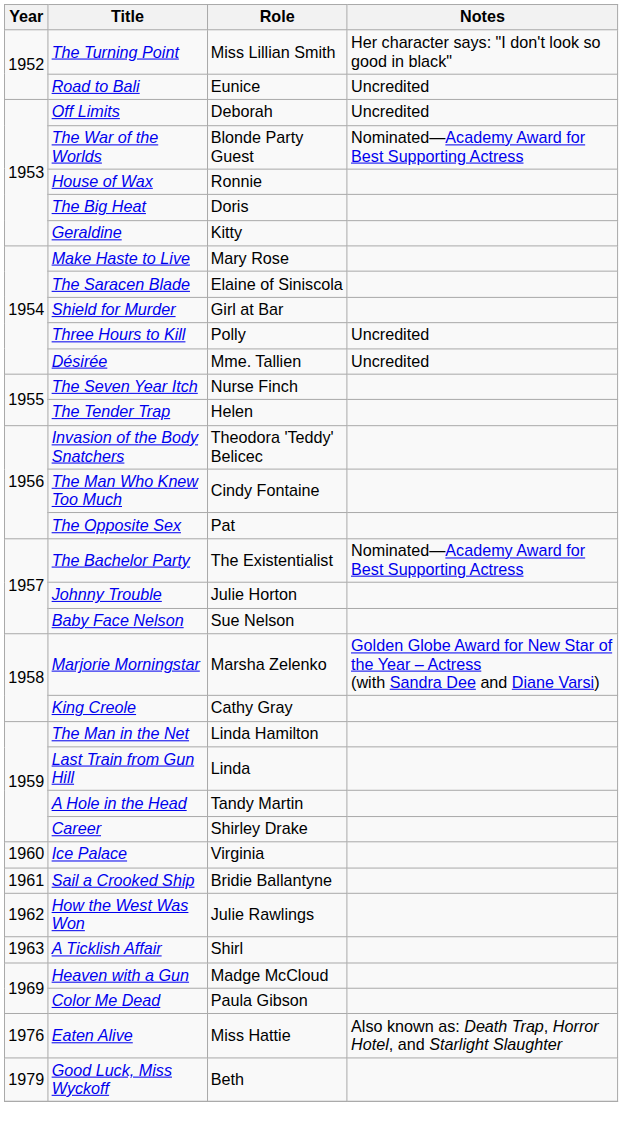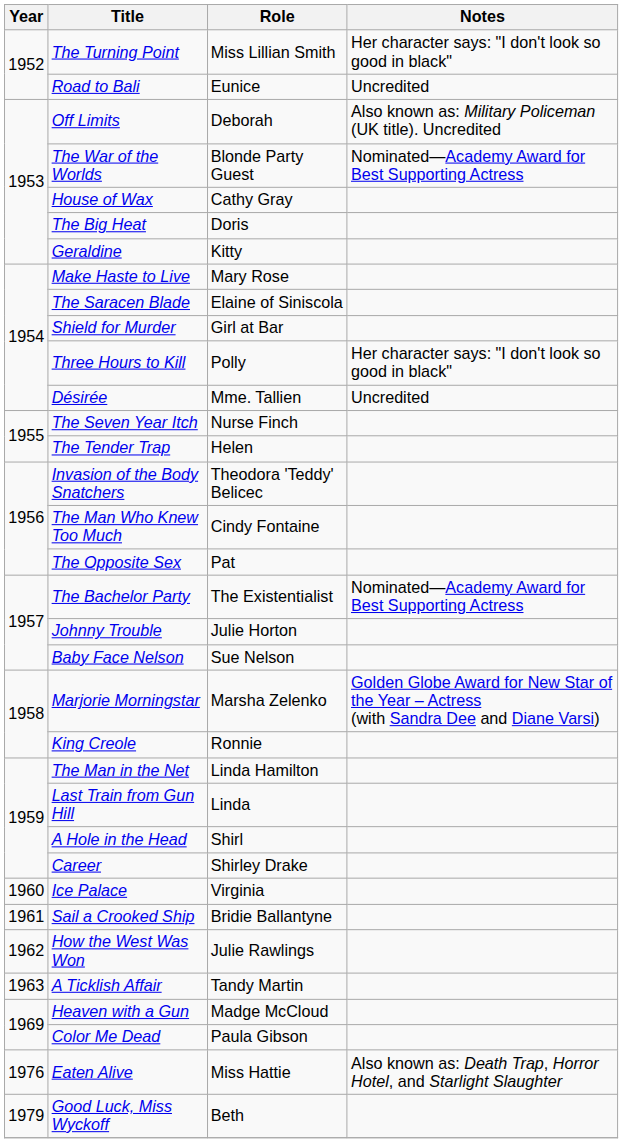(390, 112) Uncredited -> (473, 121) Also known as: Military Policeman (UK title). Uncredited
(236, 181) Ronnie -> (252, 199) Cathy Gray
(390, 335) Uncredited -> (476, 362) Her character says: "I don't look so good in black"
(252, 708) Cathy Gray -> (236, 744) Ronnie
(257, 803) Tandy Martin -> (227, 839) Shirl
(227, 949) Shirl -> (257, 986) Tandy Martin
